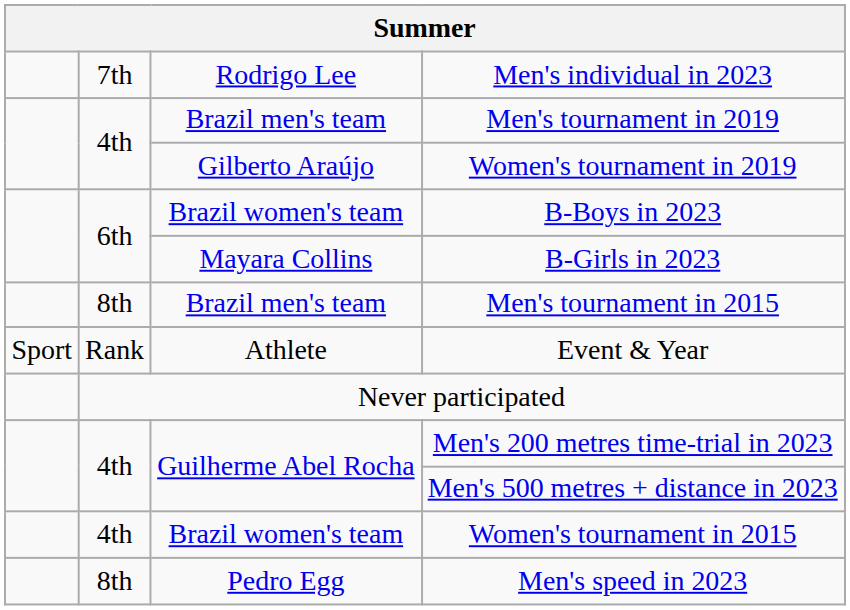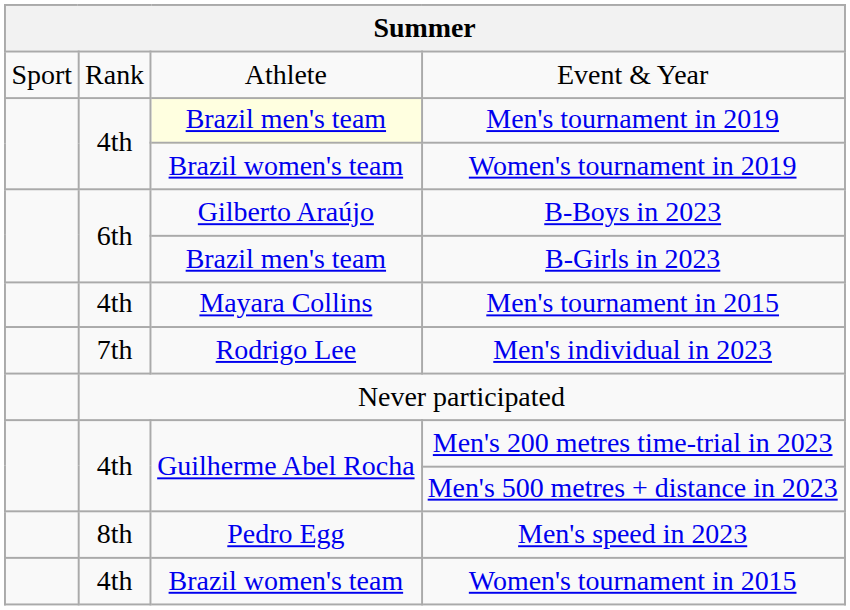rows swapped: (633, 350) <-> (633, 74)
(286, 120) no background -> (286, 120) lightyellow background
(286, 166) Gilberto Araújo -> (286, 166) Brazil women's team
(286, 212) Brazil women's team -> (286, 212) Gilberto Araújo
(286, 258) Mayara Collins -> (286, 258) Brazil men's team
(115, 304) 8th -> (115, 304) 4th
(286, 304) Brazil men's team -> (286, 304) Mayara Collins
rows swapped: (633, 534) <-> (633, 580)
